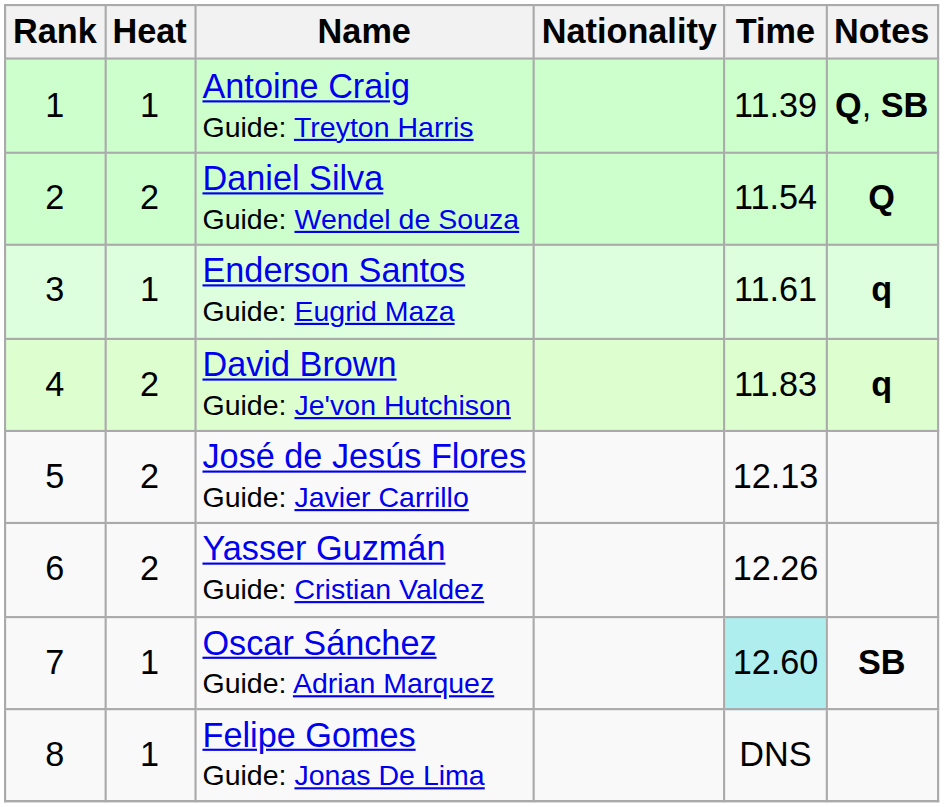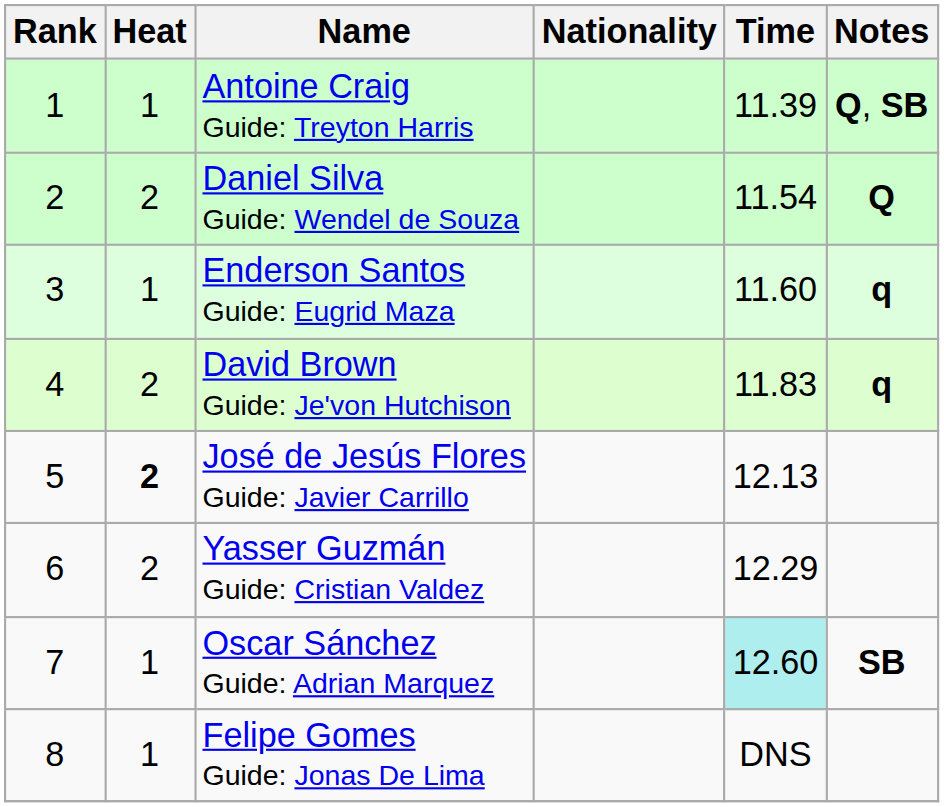(775, 290) 11.61 -> (775, 290) 11.60
(150, 476) normal -> (150, 476) bold
(775, 569) 12.26 -> (775, 569) 12.29
